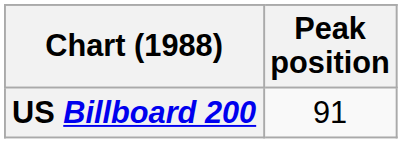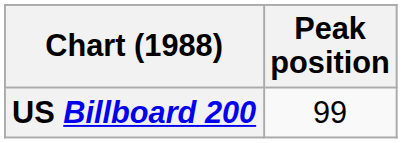(330, 112) 91 -> (330, 112) 99
